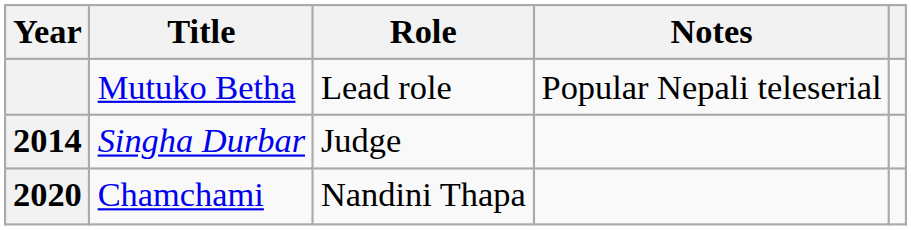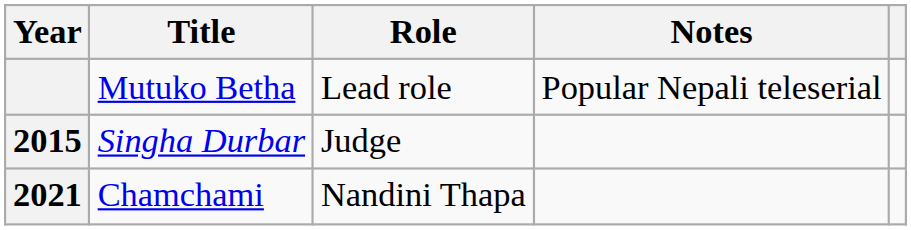(47, 140) 2014 -> (47, 140) 2015
(47, 195) 2020 -> (47, 195) 2021
